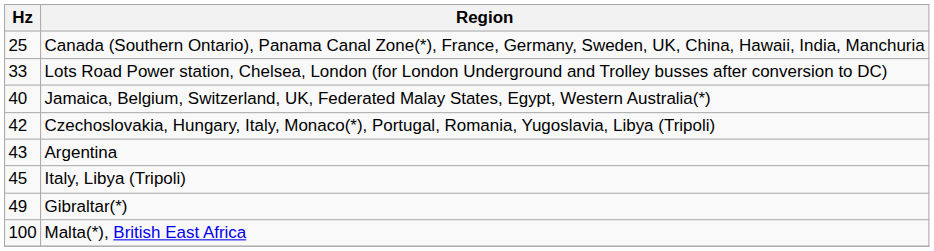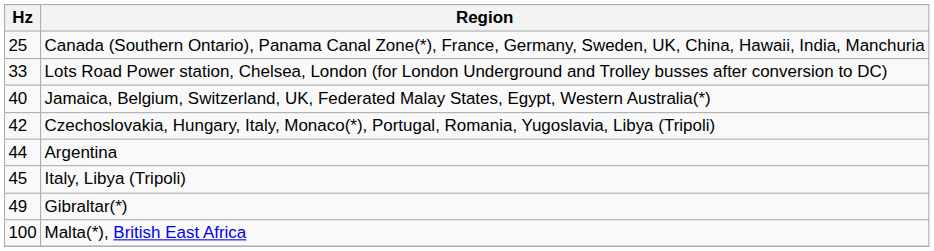(18, 152) 43 -> (18, 152) 44
